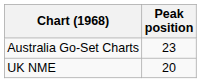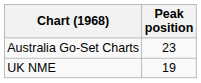(169, 68) 20 -> (169, 68) 19
